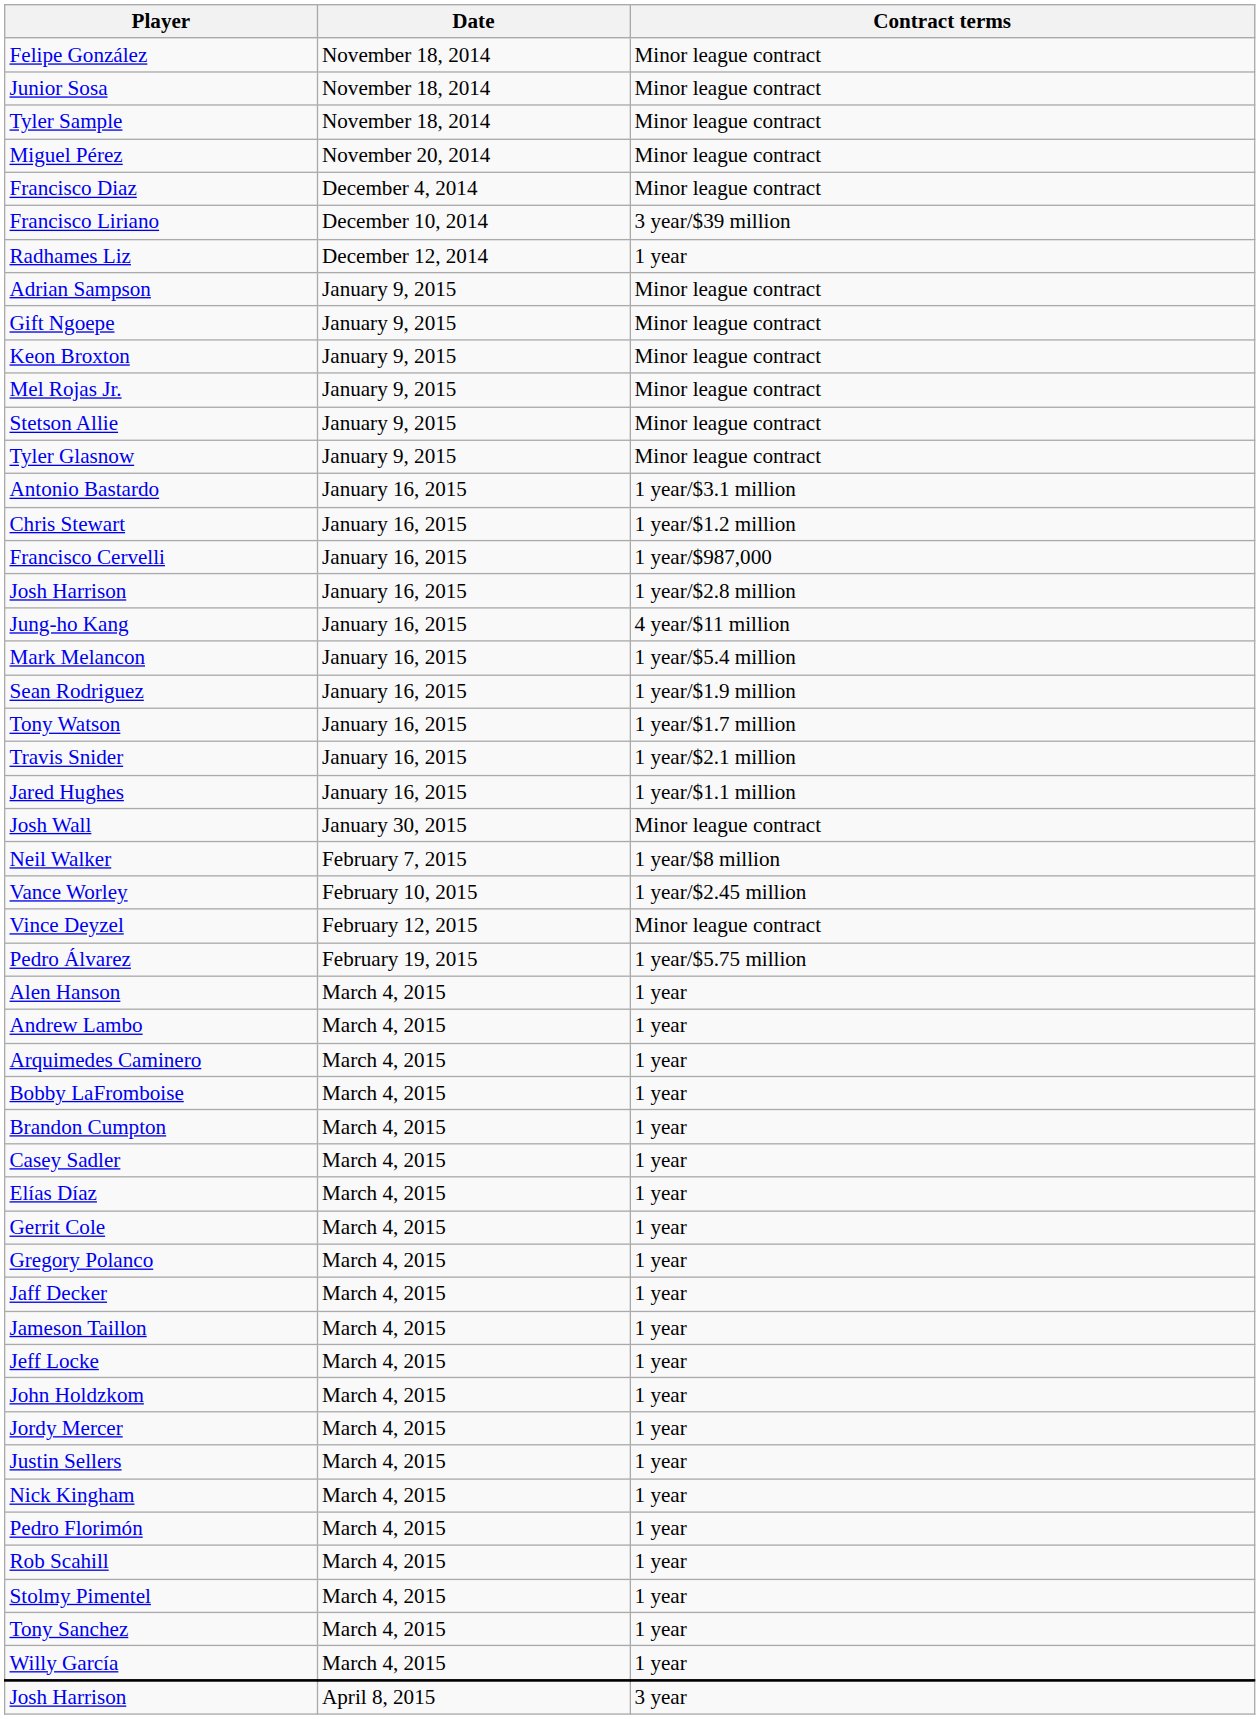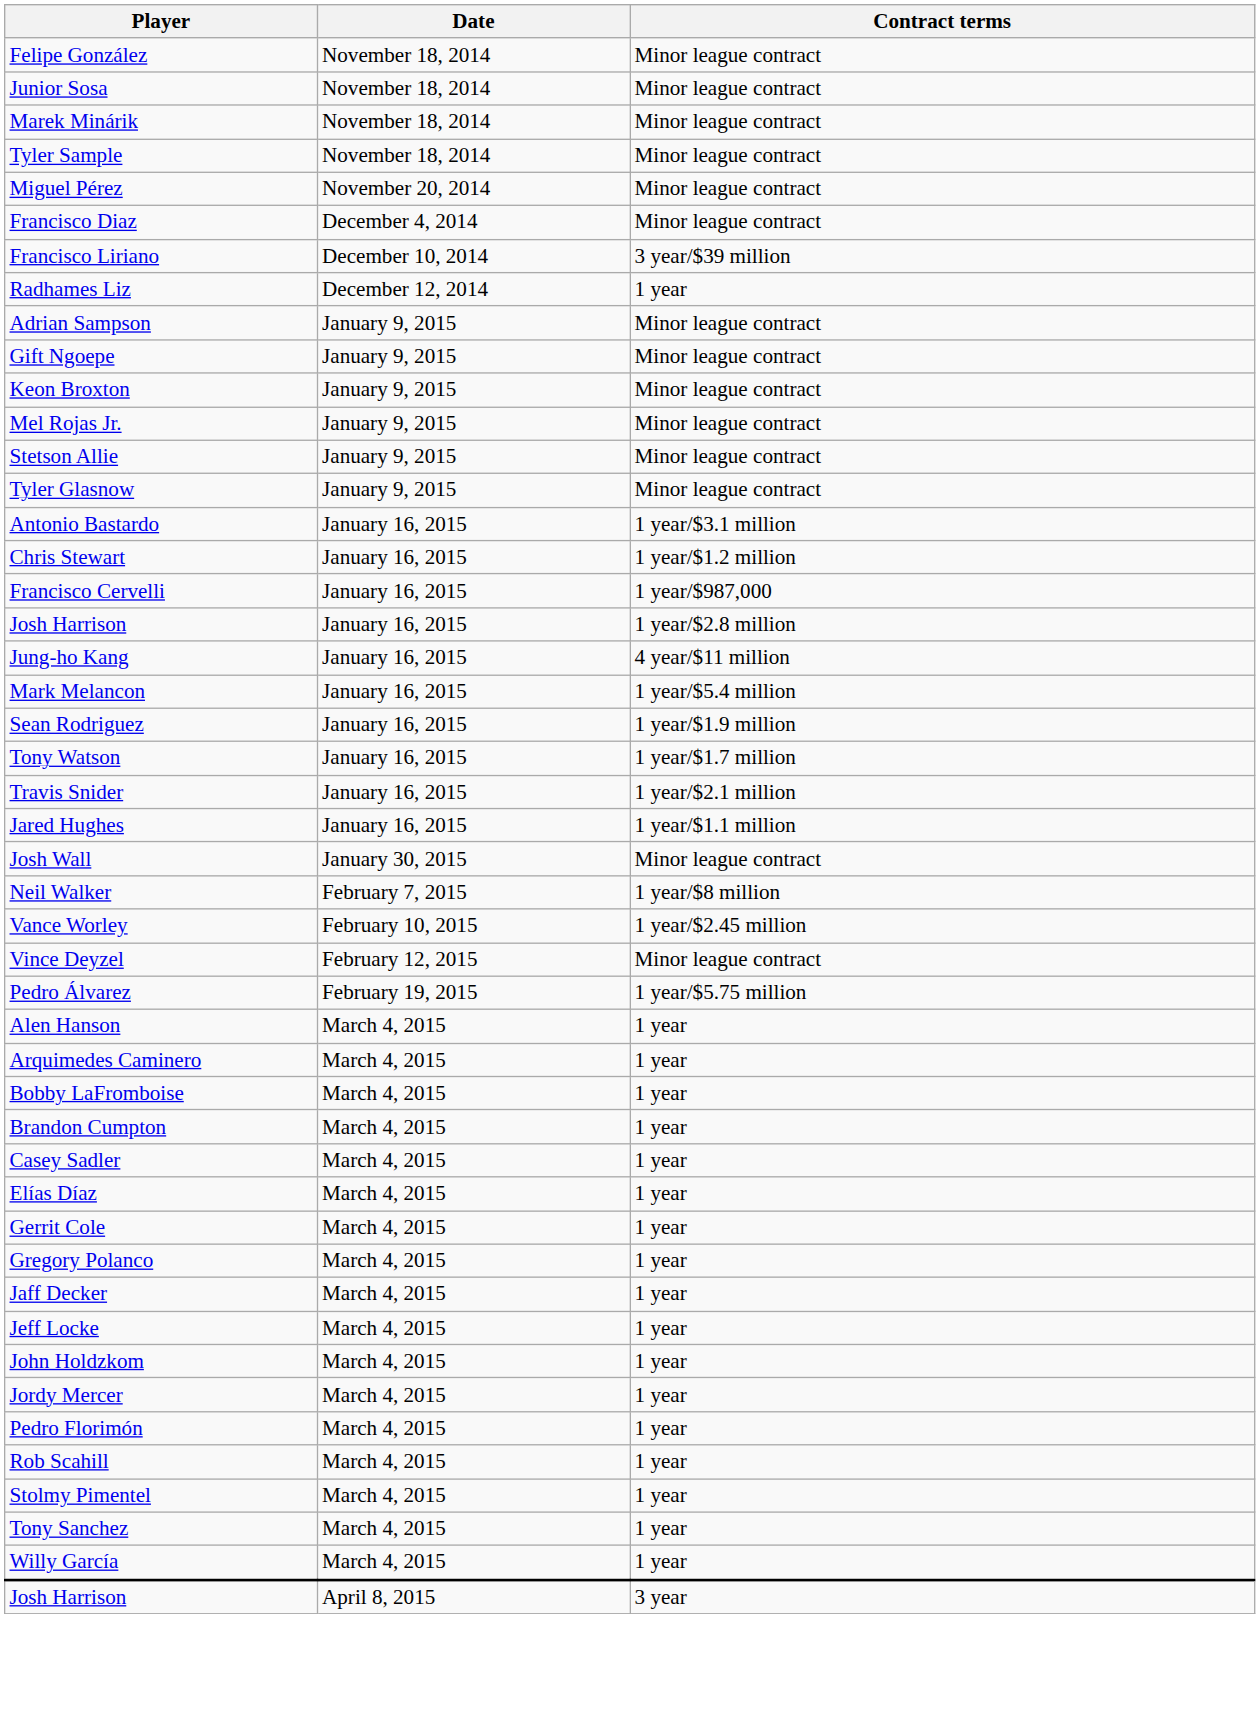+ row: (74, 121)
- row: (76, 1026)
- row: (78, 1327)
- row: (66, 1461)
- row: (72, 1495)
